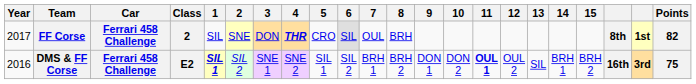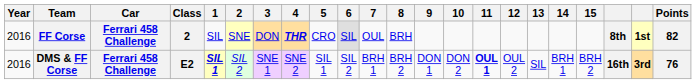(19, 35) 2017 -> (19, 35) 2016
(672, 64) 75 -> (672, 64) 76
